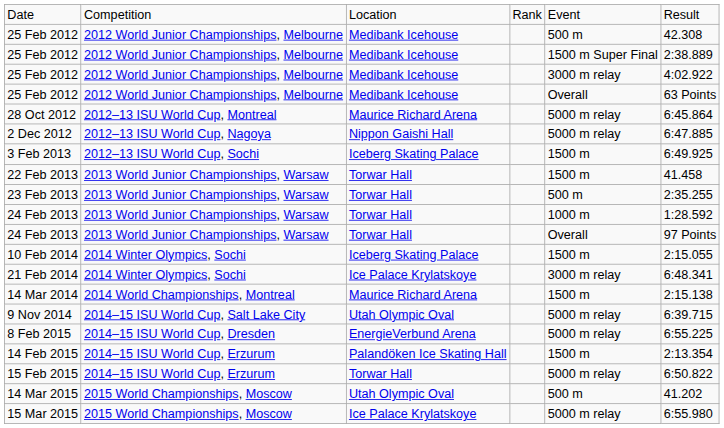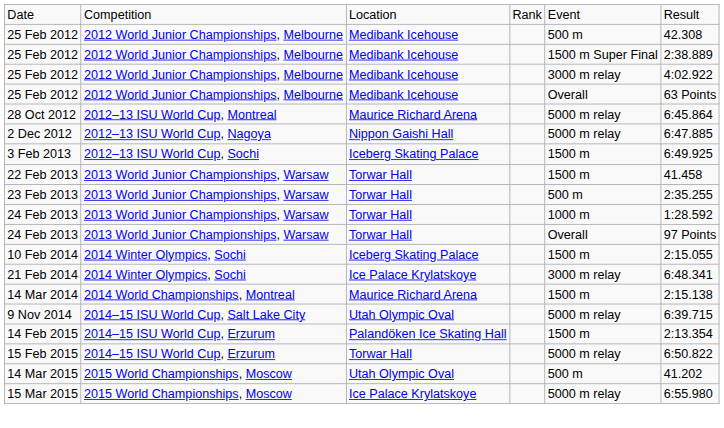- row: (39, 334)
